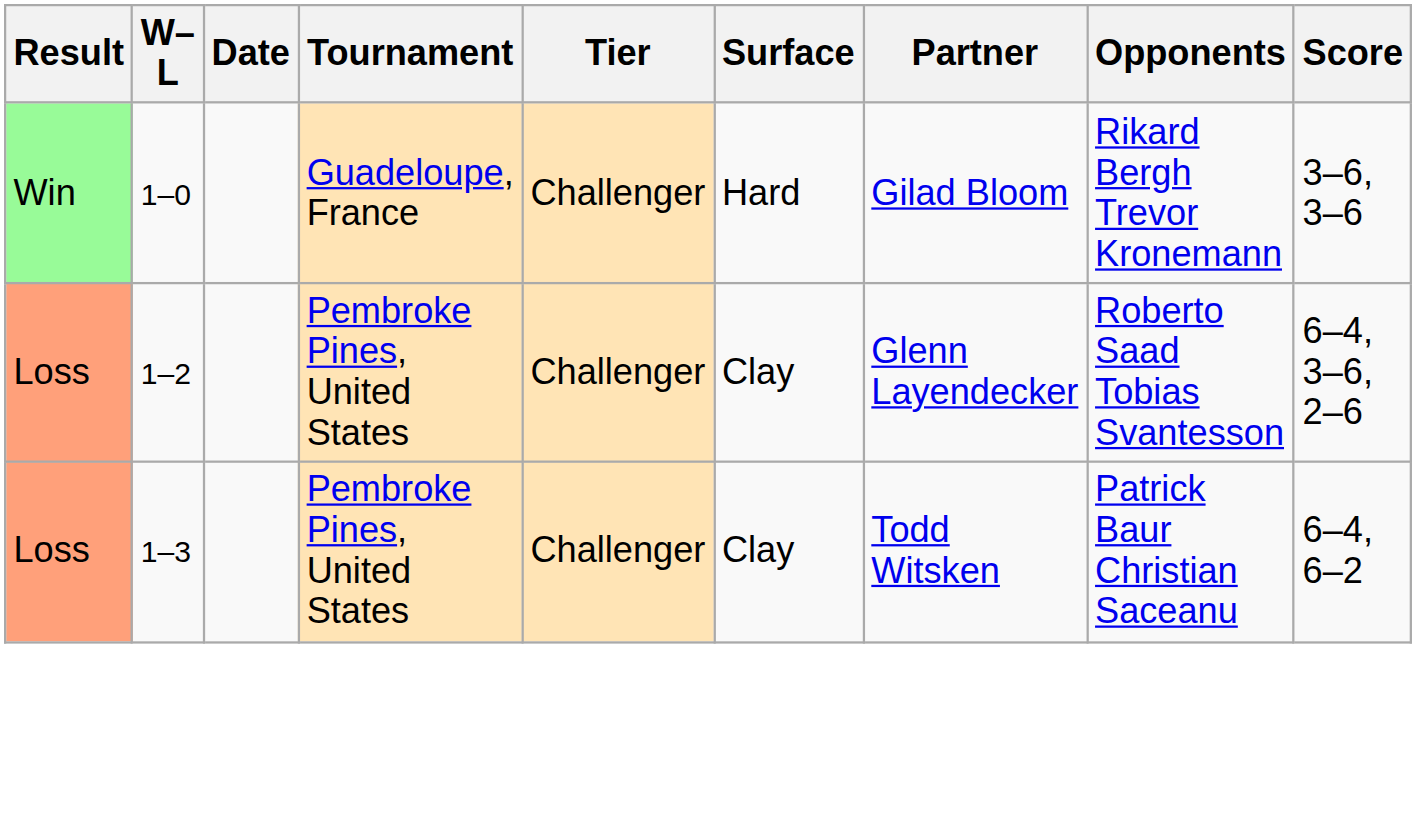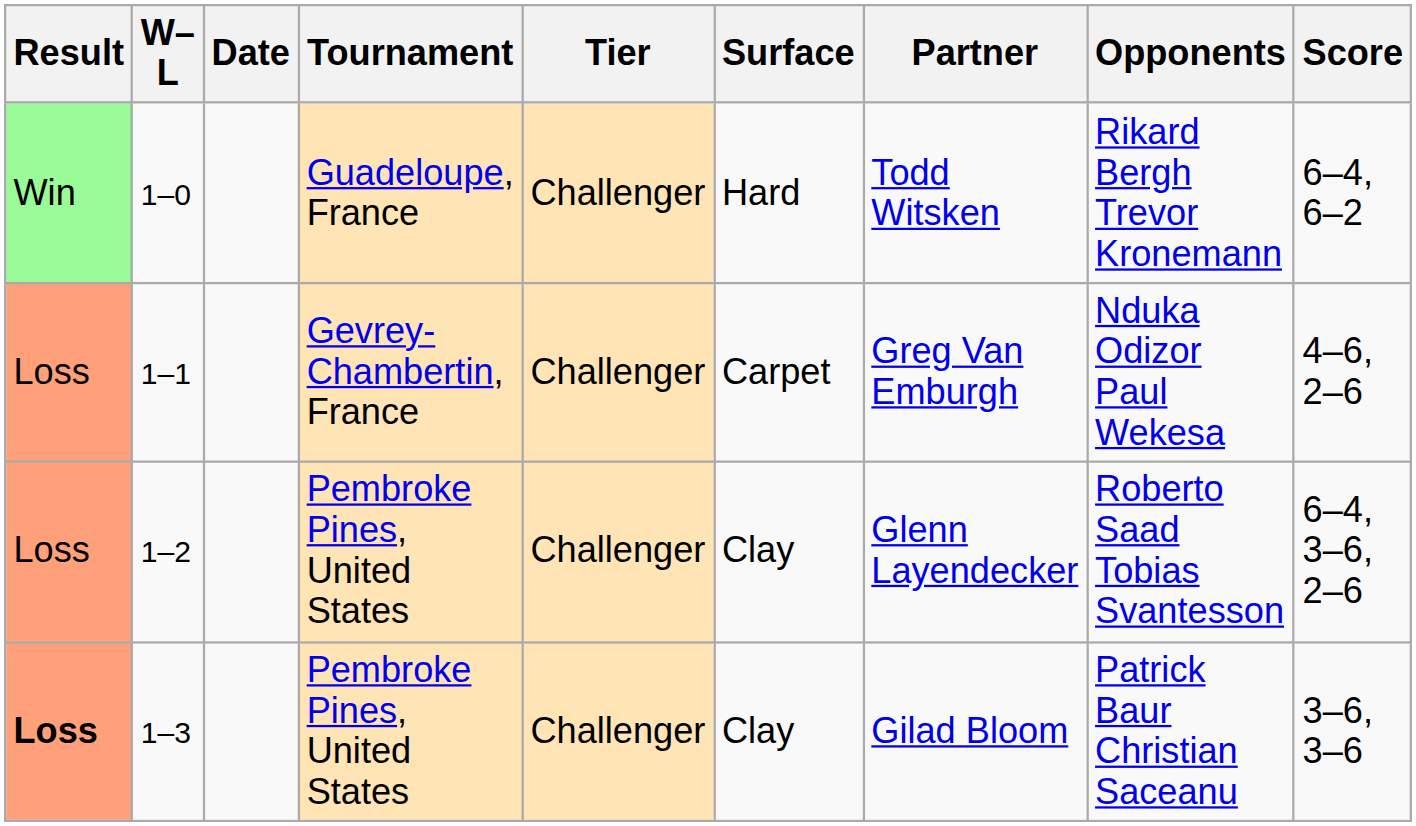(970, 192) Gilad Bloom -> (936, 192) Todd Witsken
(1338, 192) 3–6, 3–6 -> (1338, 192) 6–4, 6–2
+ row: (166, 373)
(52, 550) normal -> (56, 730) bold
(936, 550) Todd Witsken -> (970, 730) Gilad Bloom
(1338, 550) 6–4, 6–2 -> (1338, 730) 3–6, 3–6
